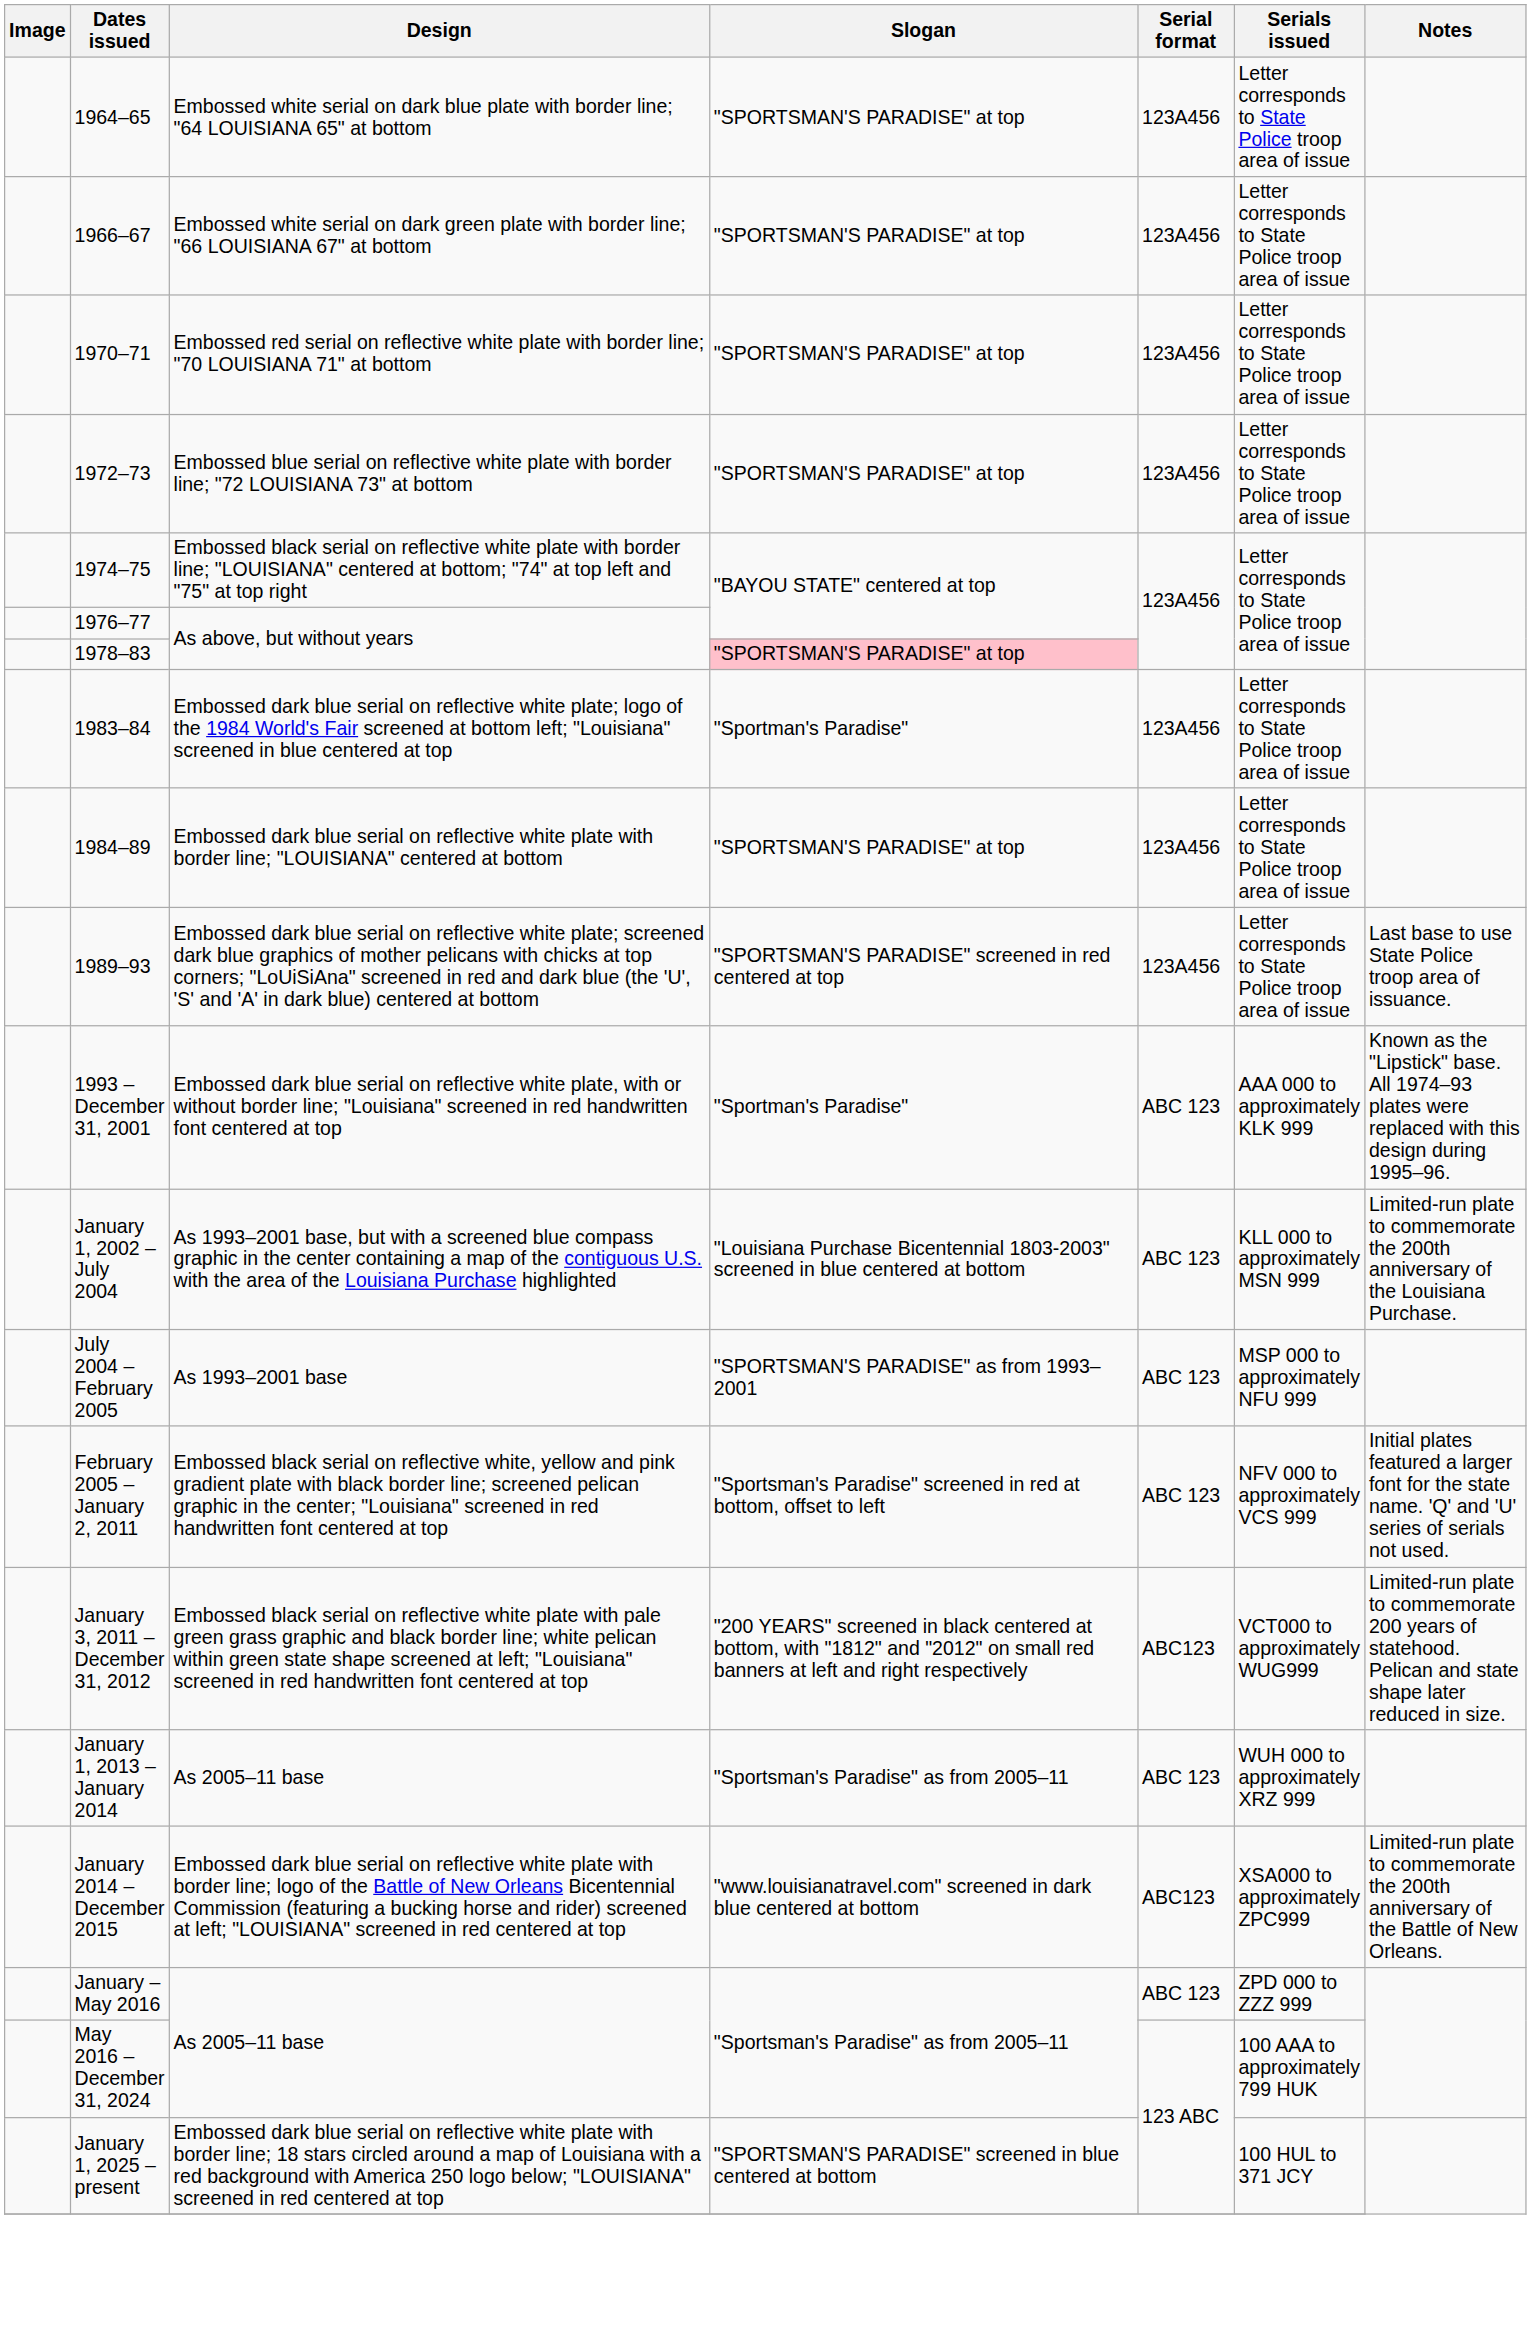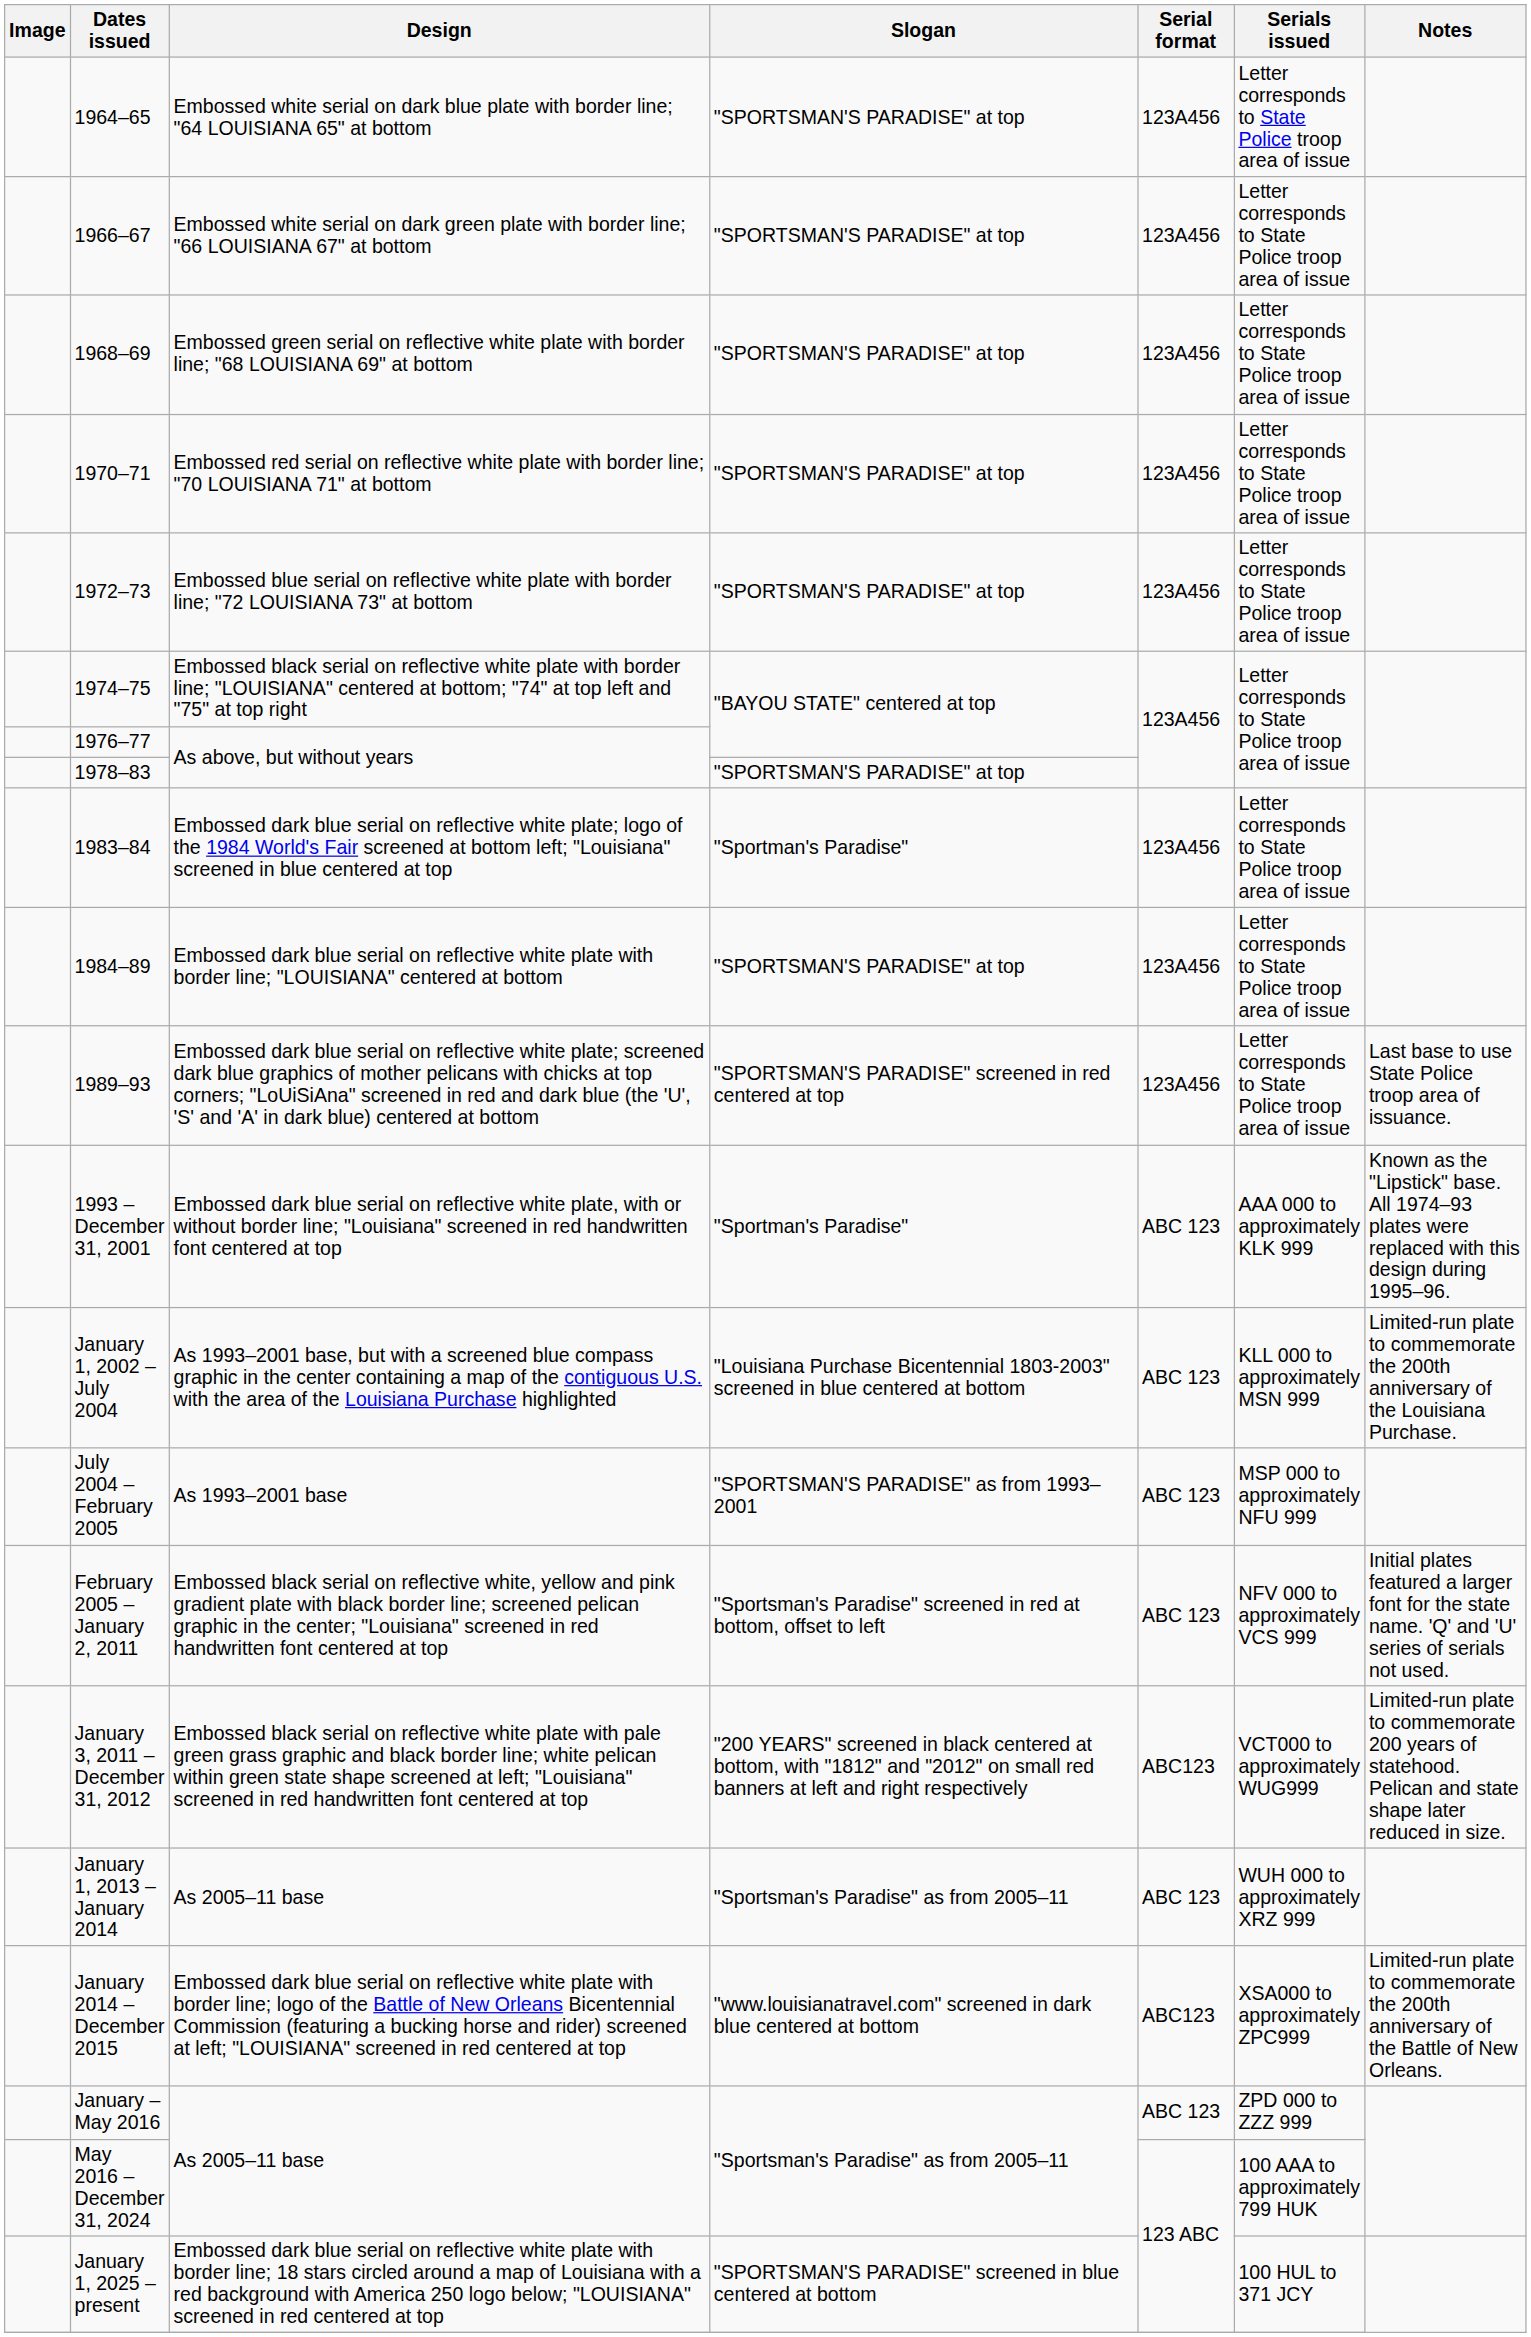+ row: (113, 354)
(869, 653) pink background -> (869, 772) no background
